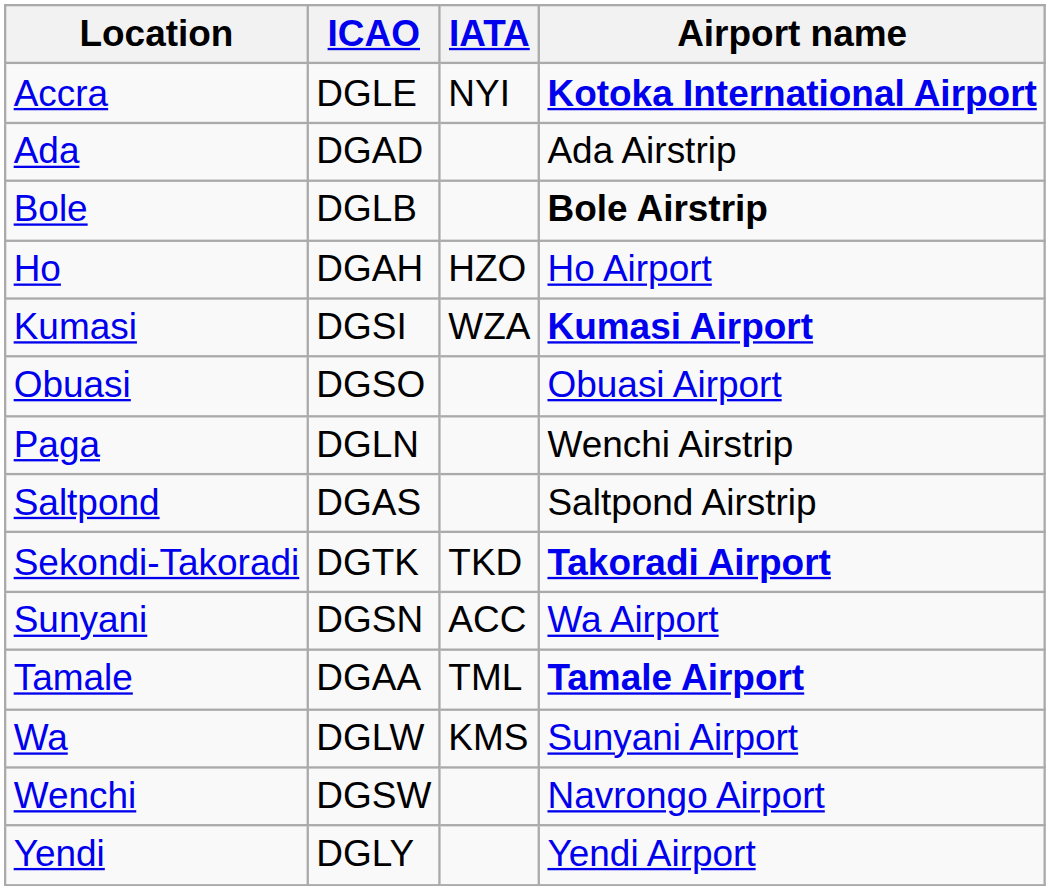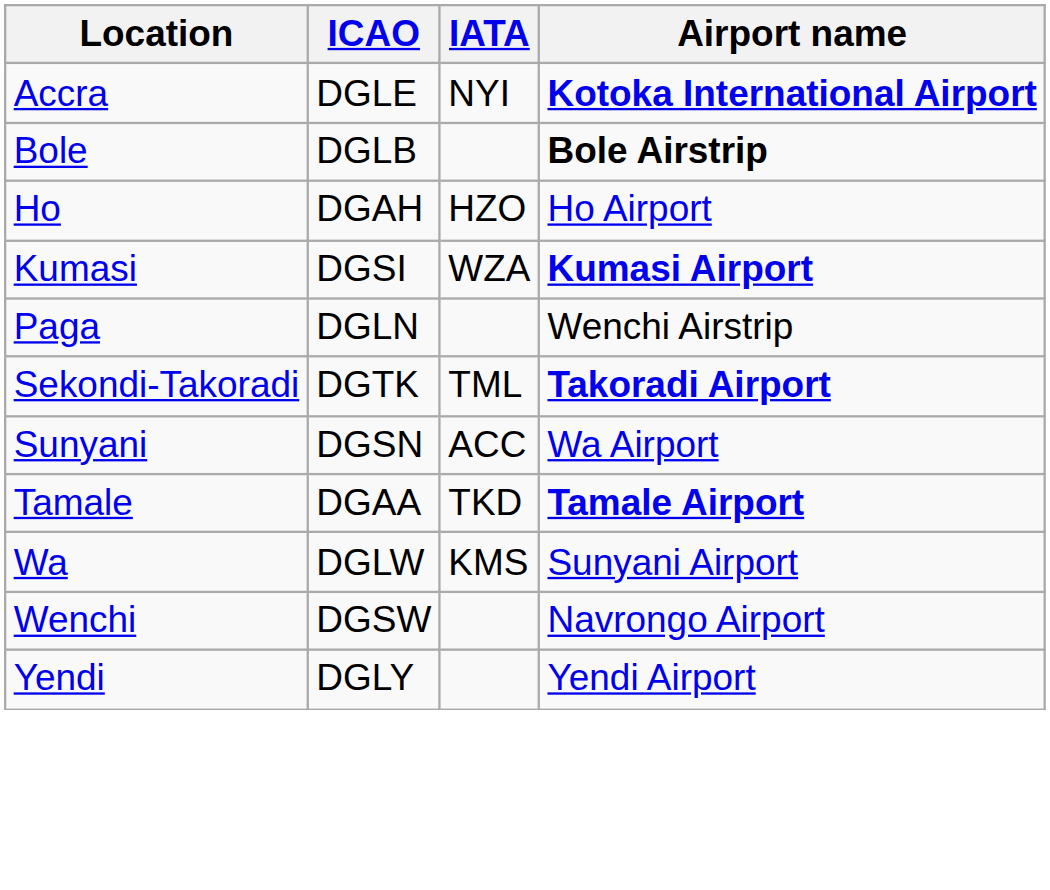- row: (47, 151)
- row: (72, 385)
- row: (87, 502)
(485, 561) TKD -> (485, 385) TML
(485, 678) TML -> (485, 502) TKD
